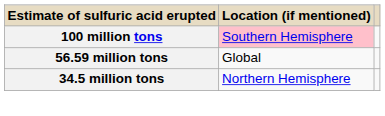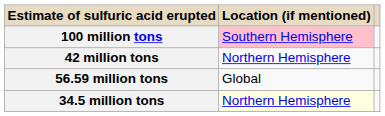+ row: (112, 58)
(286, 79) no background -> (286, 100) lightyellow background
